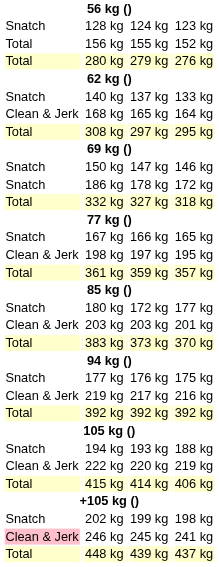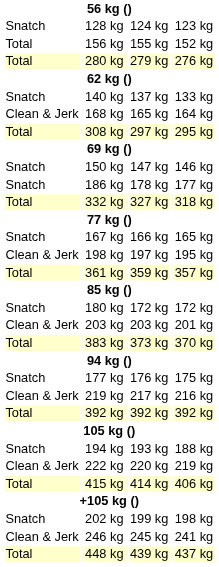(194, 184) 172 kg -> (194, 184) 177 kg
(194, 307) 177 kg -> (194, 307) 172 kg
(42, 536) pink background -> (42, 536) no background
